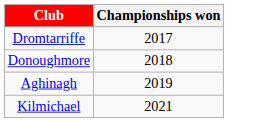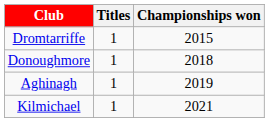+ column: (113, 15)
(158, 38) 2017 -> (199, 38) 2015
